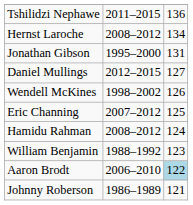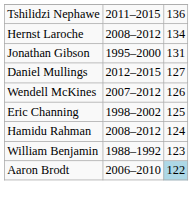(133, 92) 1998–2002 -> (133, 92) 2007–2012
(133, 111) 2007–2012 -> (133, 111) 1998–2002
- row: (50, 190)
